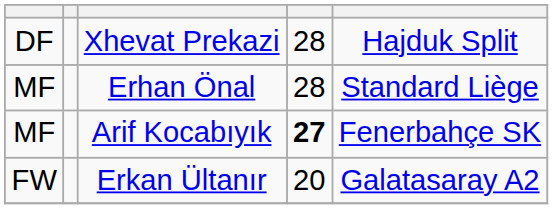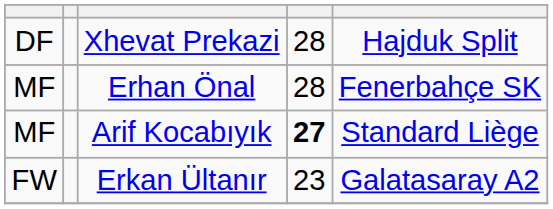(440, 87) Standard Liège -> (440, 87) Fenerbahçe SK
(440, 133) Fenerbahçe SK -> (440, 133) Standard Liège
(309, 179) 20 -> (309, 179) 23
